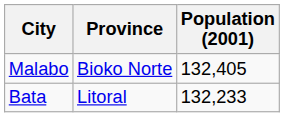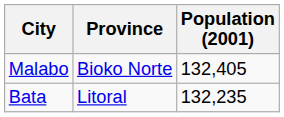(214, 97) 132,233 -> (214, 97) 132,235
